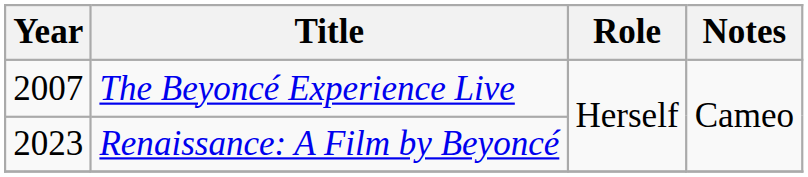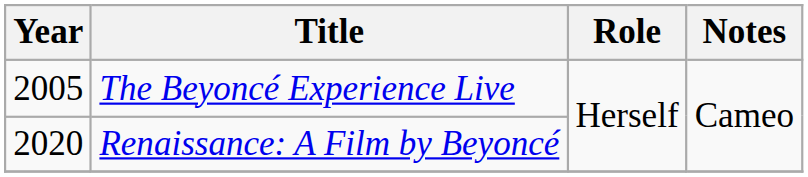(48, 87) 2007 -> (48, 87) 2005
(48, 143) 2023 -> (48, 143) 2020
